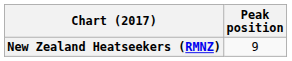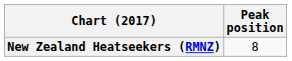(255, 47) 9 -> (255, 47) 8
